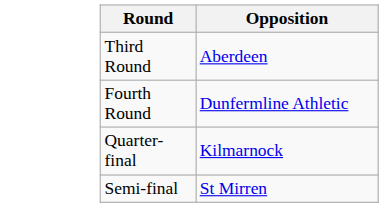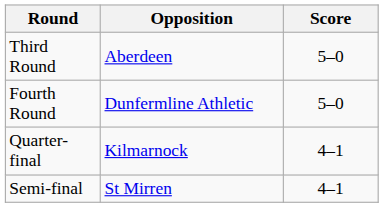+ column: (331, 18)
